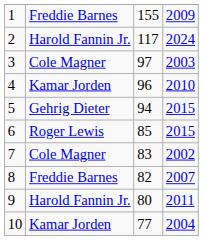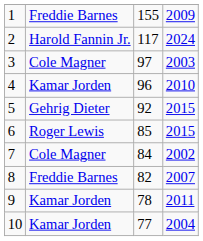(145, 108) 94 -> (145, 108) 92
(145, 154) 83 -> (145, 154) 84
(80, 200) Harold Fannin Jr. -> (70, 200) Kamar Jorden
(145, 200) 80 -> (145, 200) 78
